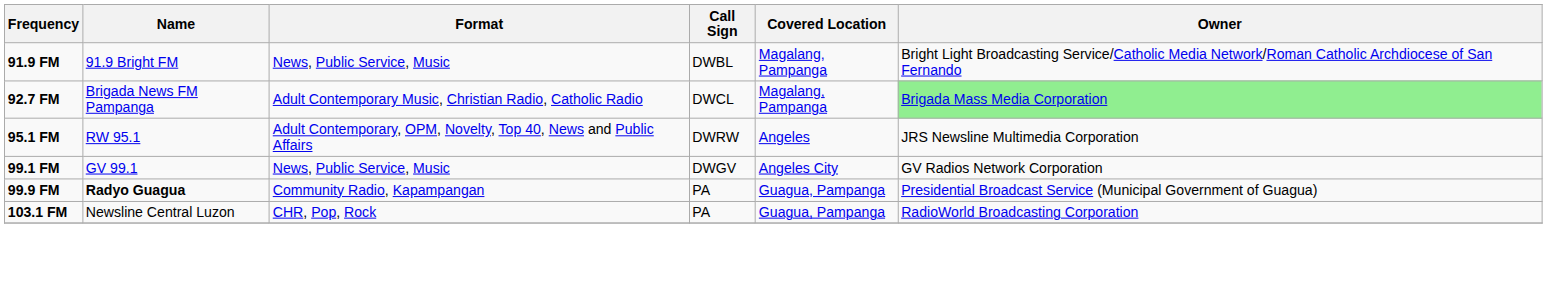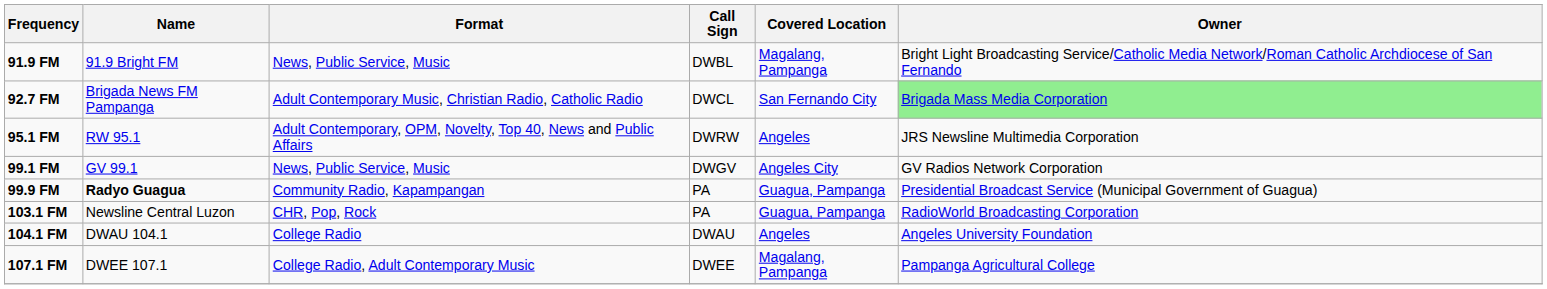(793, 100) Magalang, Pampanga -> (818, 100) San Fernando City
+ row: (38, 235)
+ row: (38, 265)
